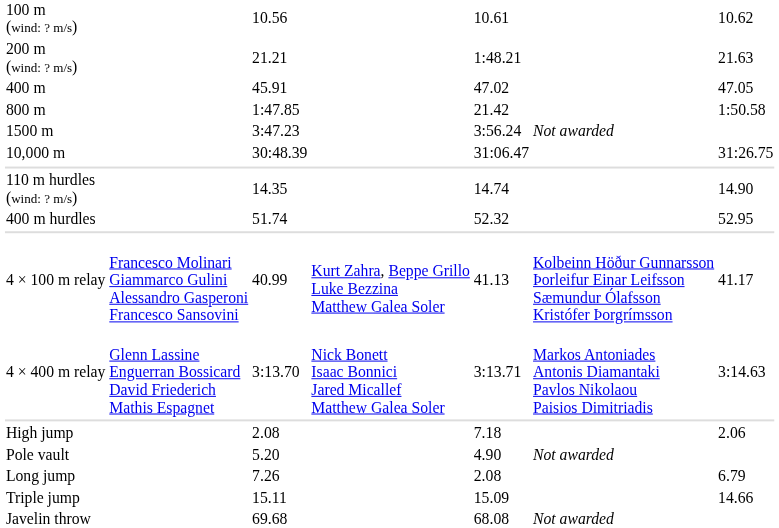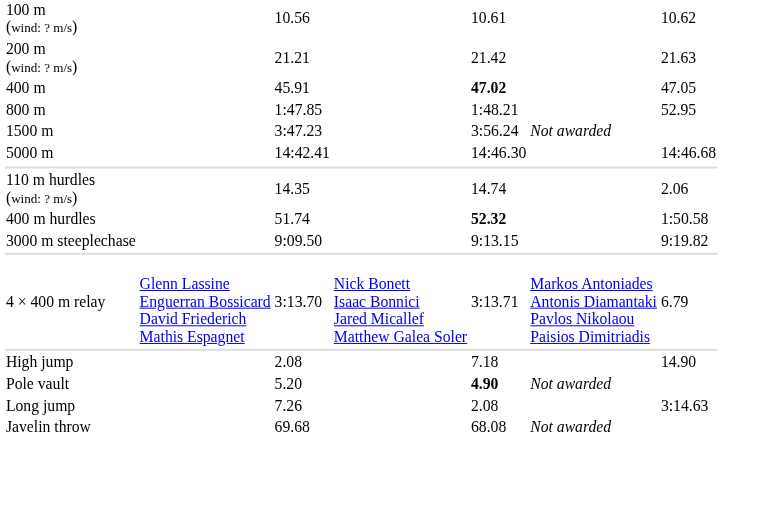(498, 57) 1:48.21 -> (489, 57) 21.42
(491, 88) normal -> (489, 88) bold
(491, 109) 21.42 -> (495, 109) 1:48.21
(742, 109) 1:50.58 -> (679, 109) 52.95
+ row: (30, 152)
- row: (36, 152)
(736, 189) 14.90 -> (675, 189) 2.06
(491, 219) normal -> (489, 219) bold
(736, 219) 52.95 -> (685, 219) 1:50.58
+ row: (71, 241)
- row: (56, 280)
(742, 372) 3:14.63 -> (675, 301) 6.79
(732, 433) 2.06 -> (679, 362) 14.90
(488, 454) normal -> (485, 384) bold
(732, 476) 6.79 -> (685, 405) 3:14.63
- row: (43, 497)
